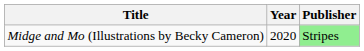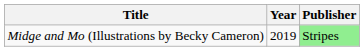(283, 35) 2020 -> (283, 35) 2019
